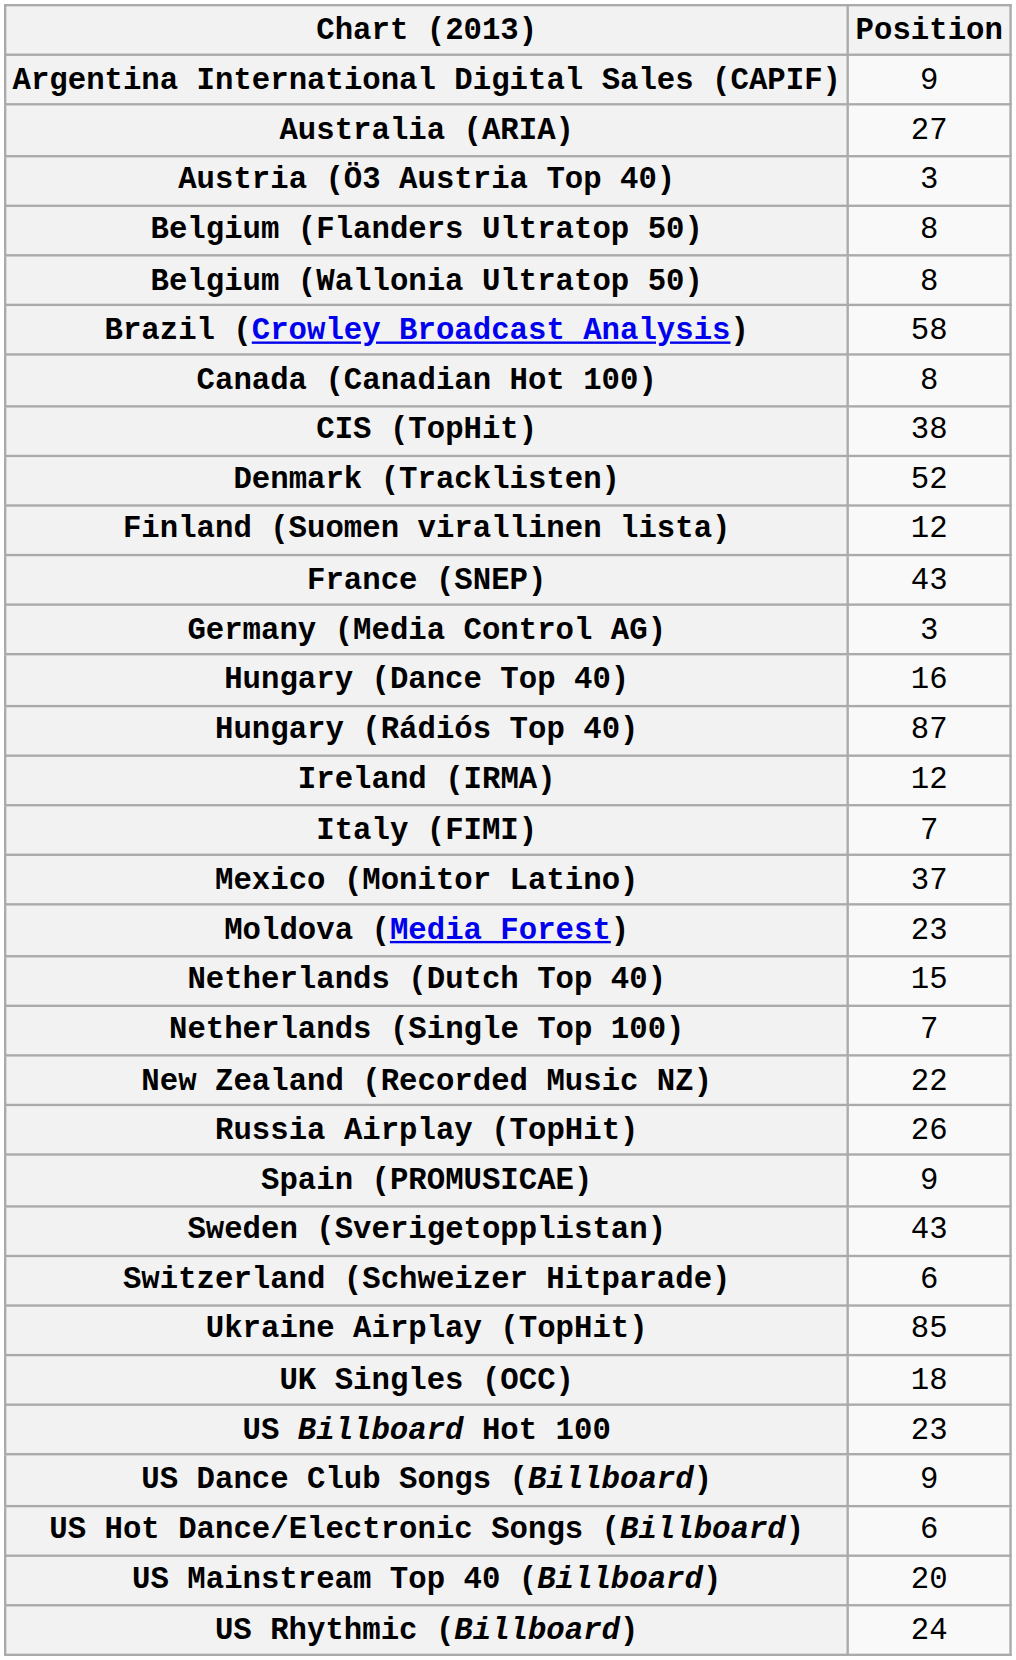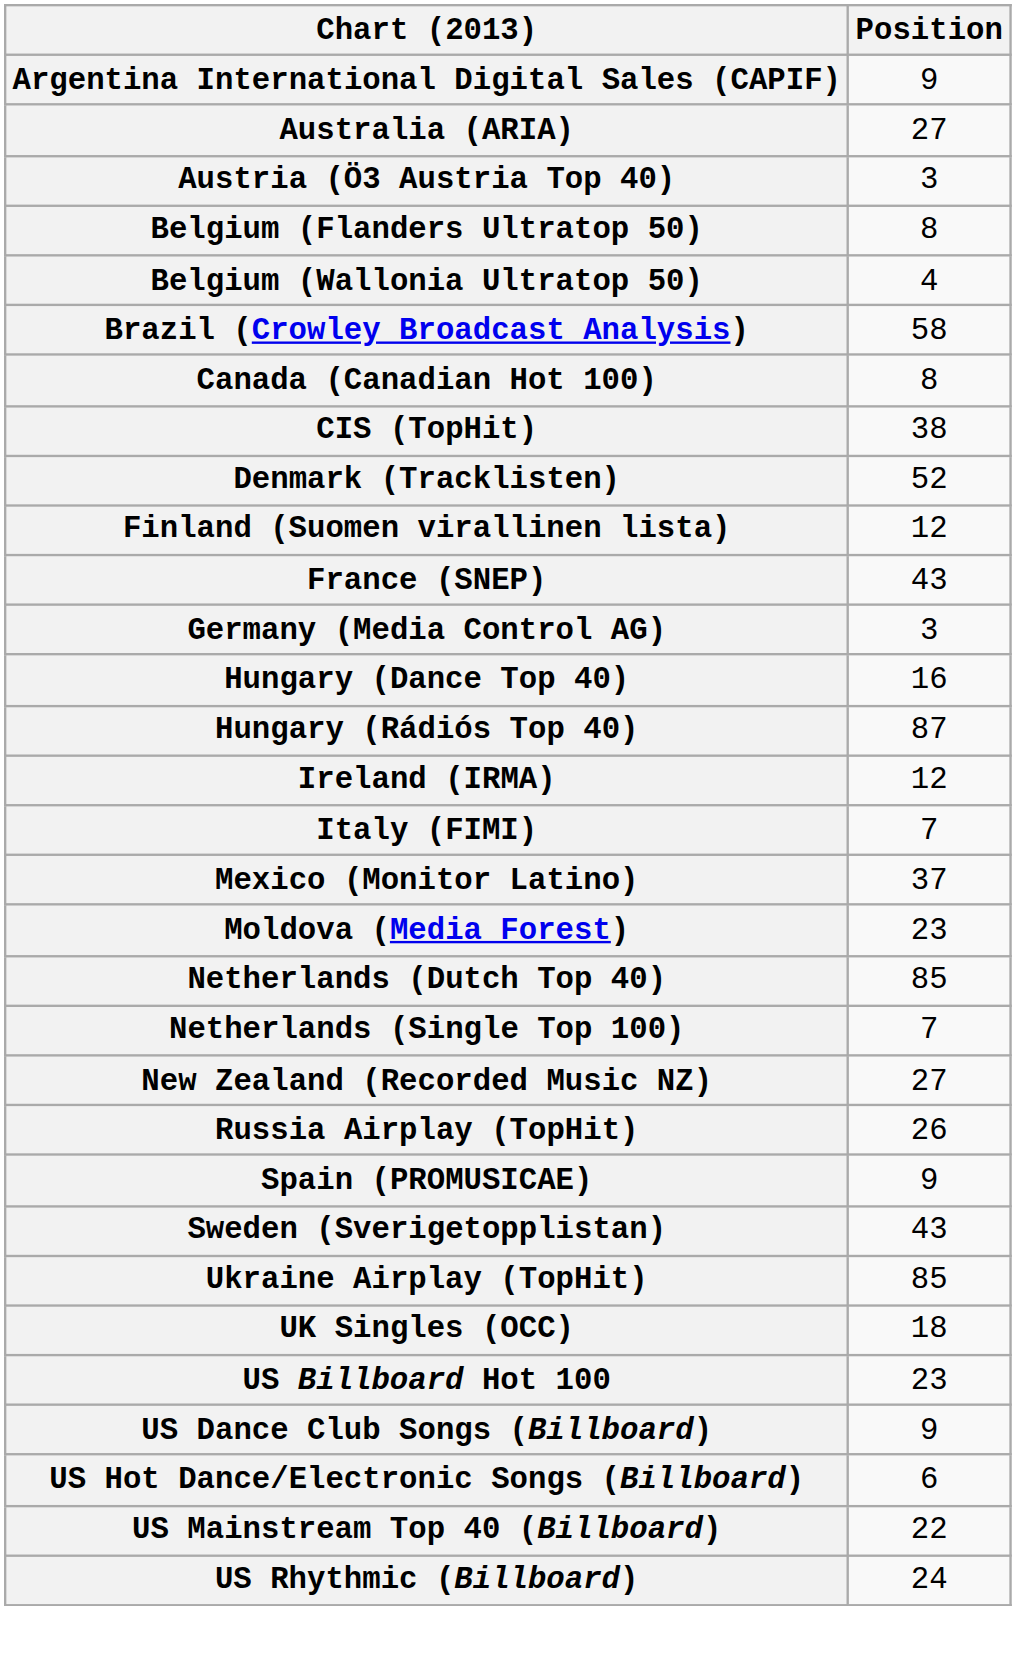(929, 280) 8 -> (929, 280) 4
(929, 980) 15 -> (929, 980) 85
(929, 1080) 22 -> (929, 1080) 27
- row: (427, 1280)
(929, 1580) 20 -> (929, 1530) 22
